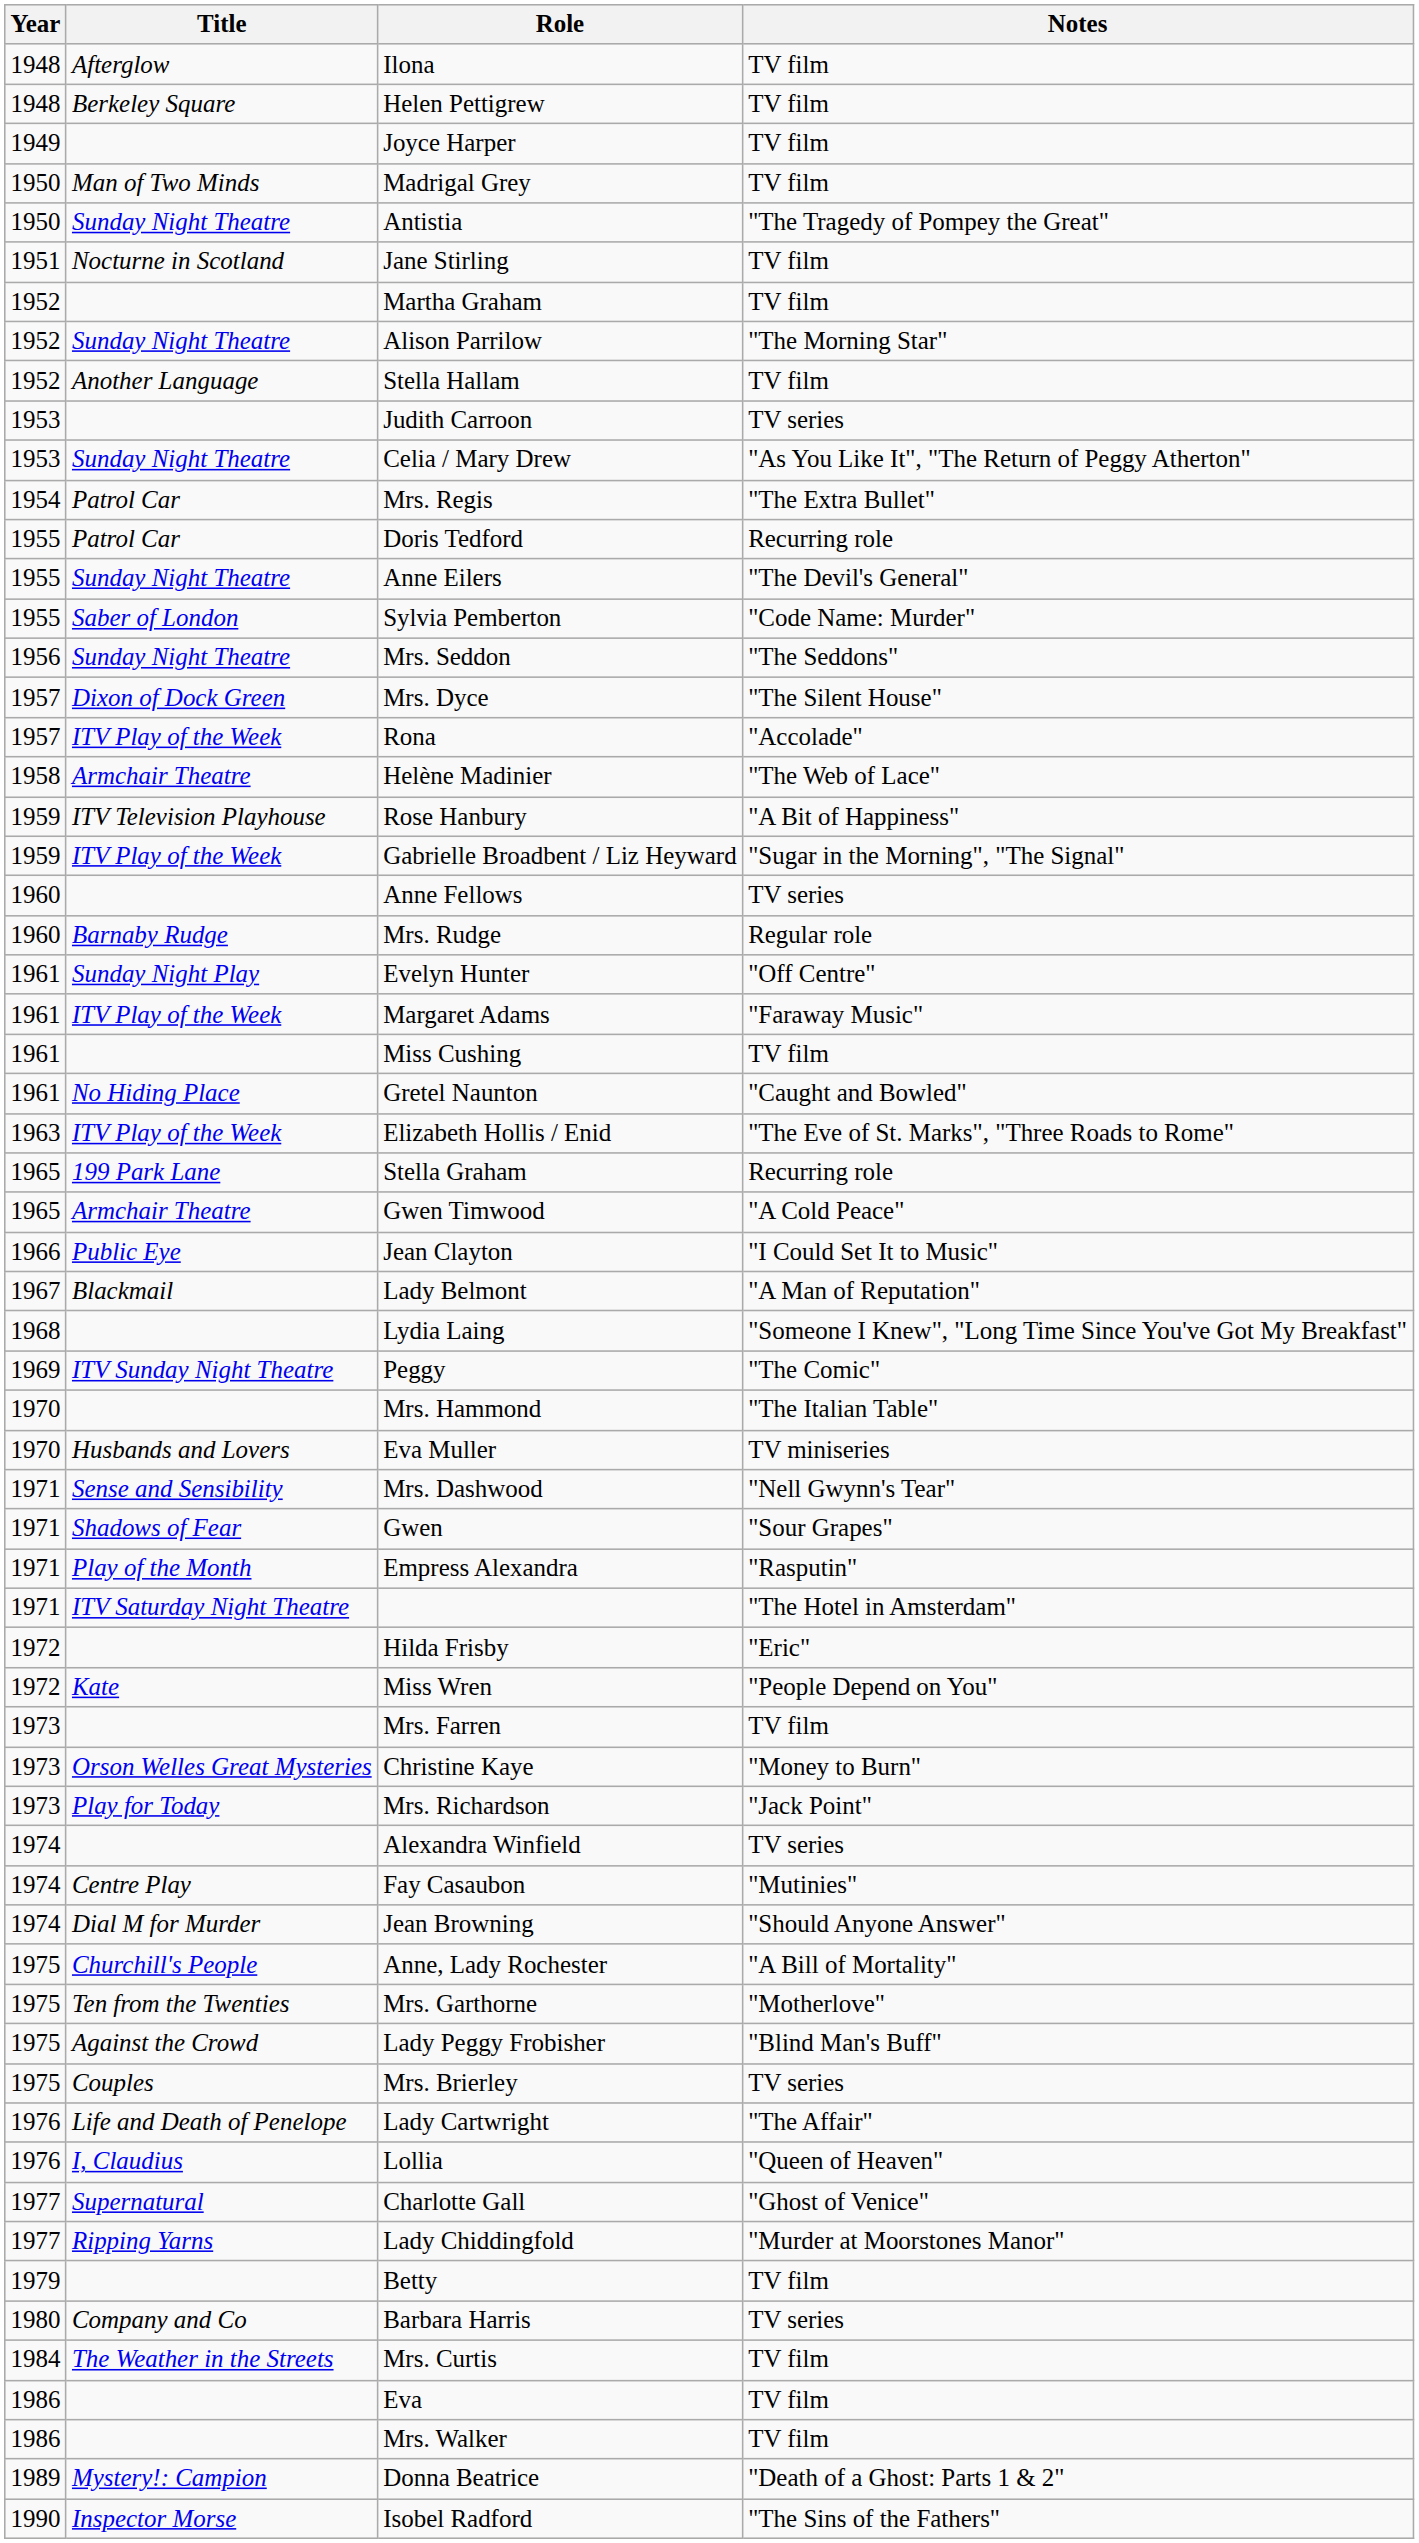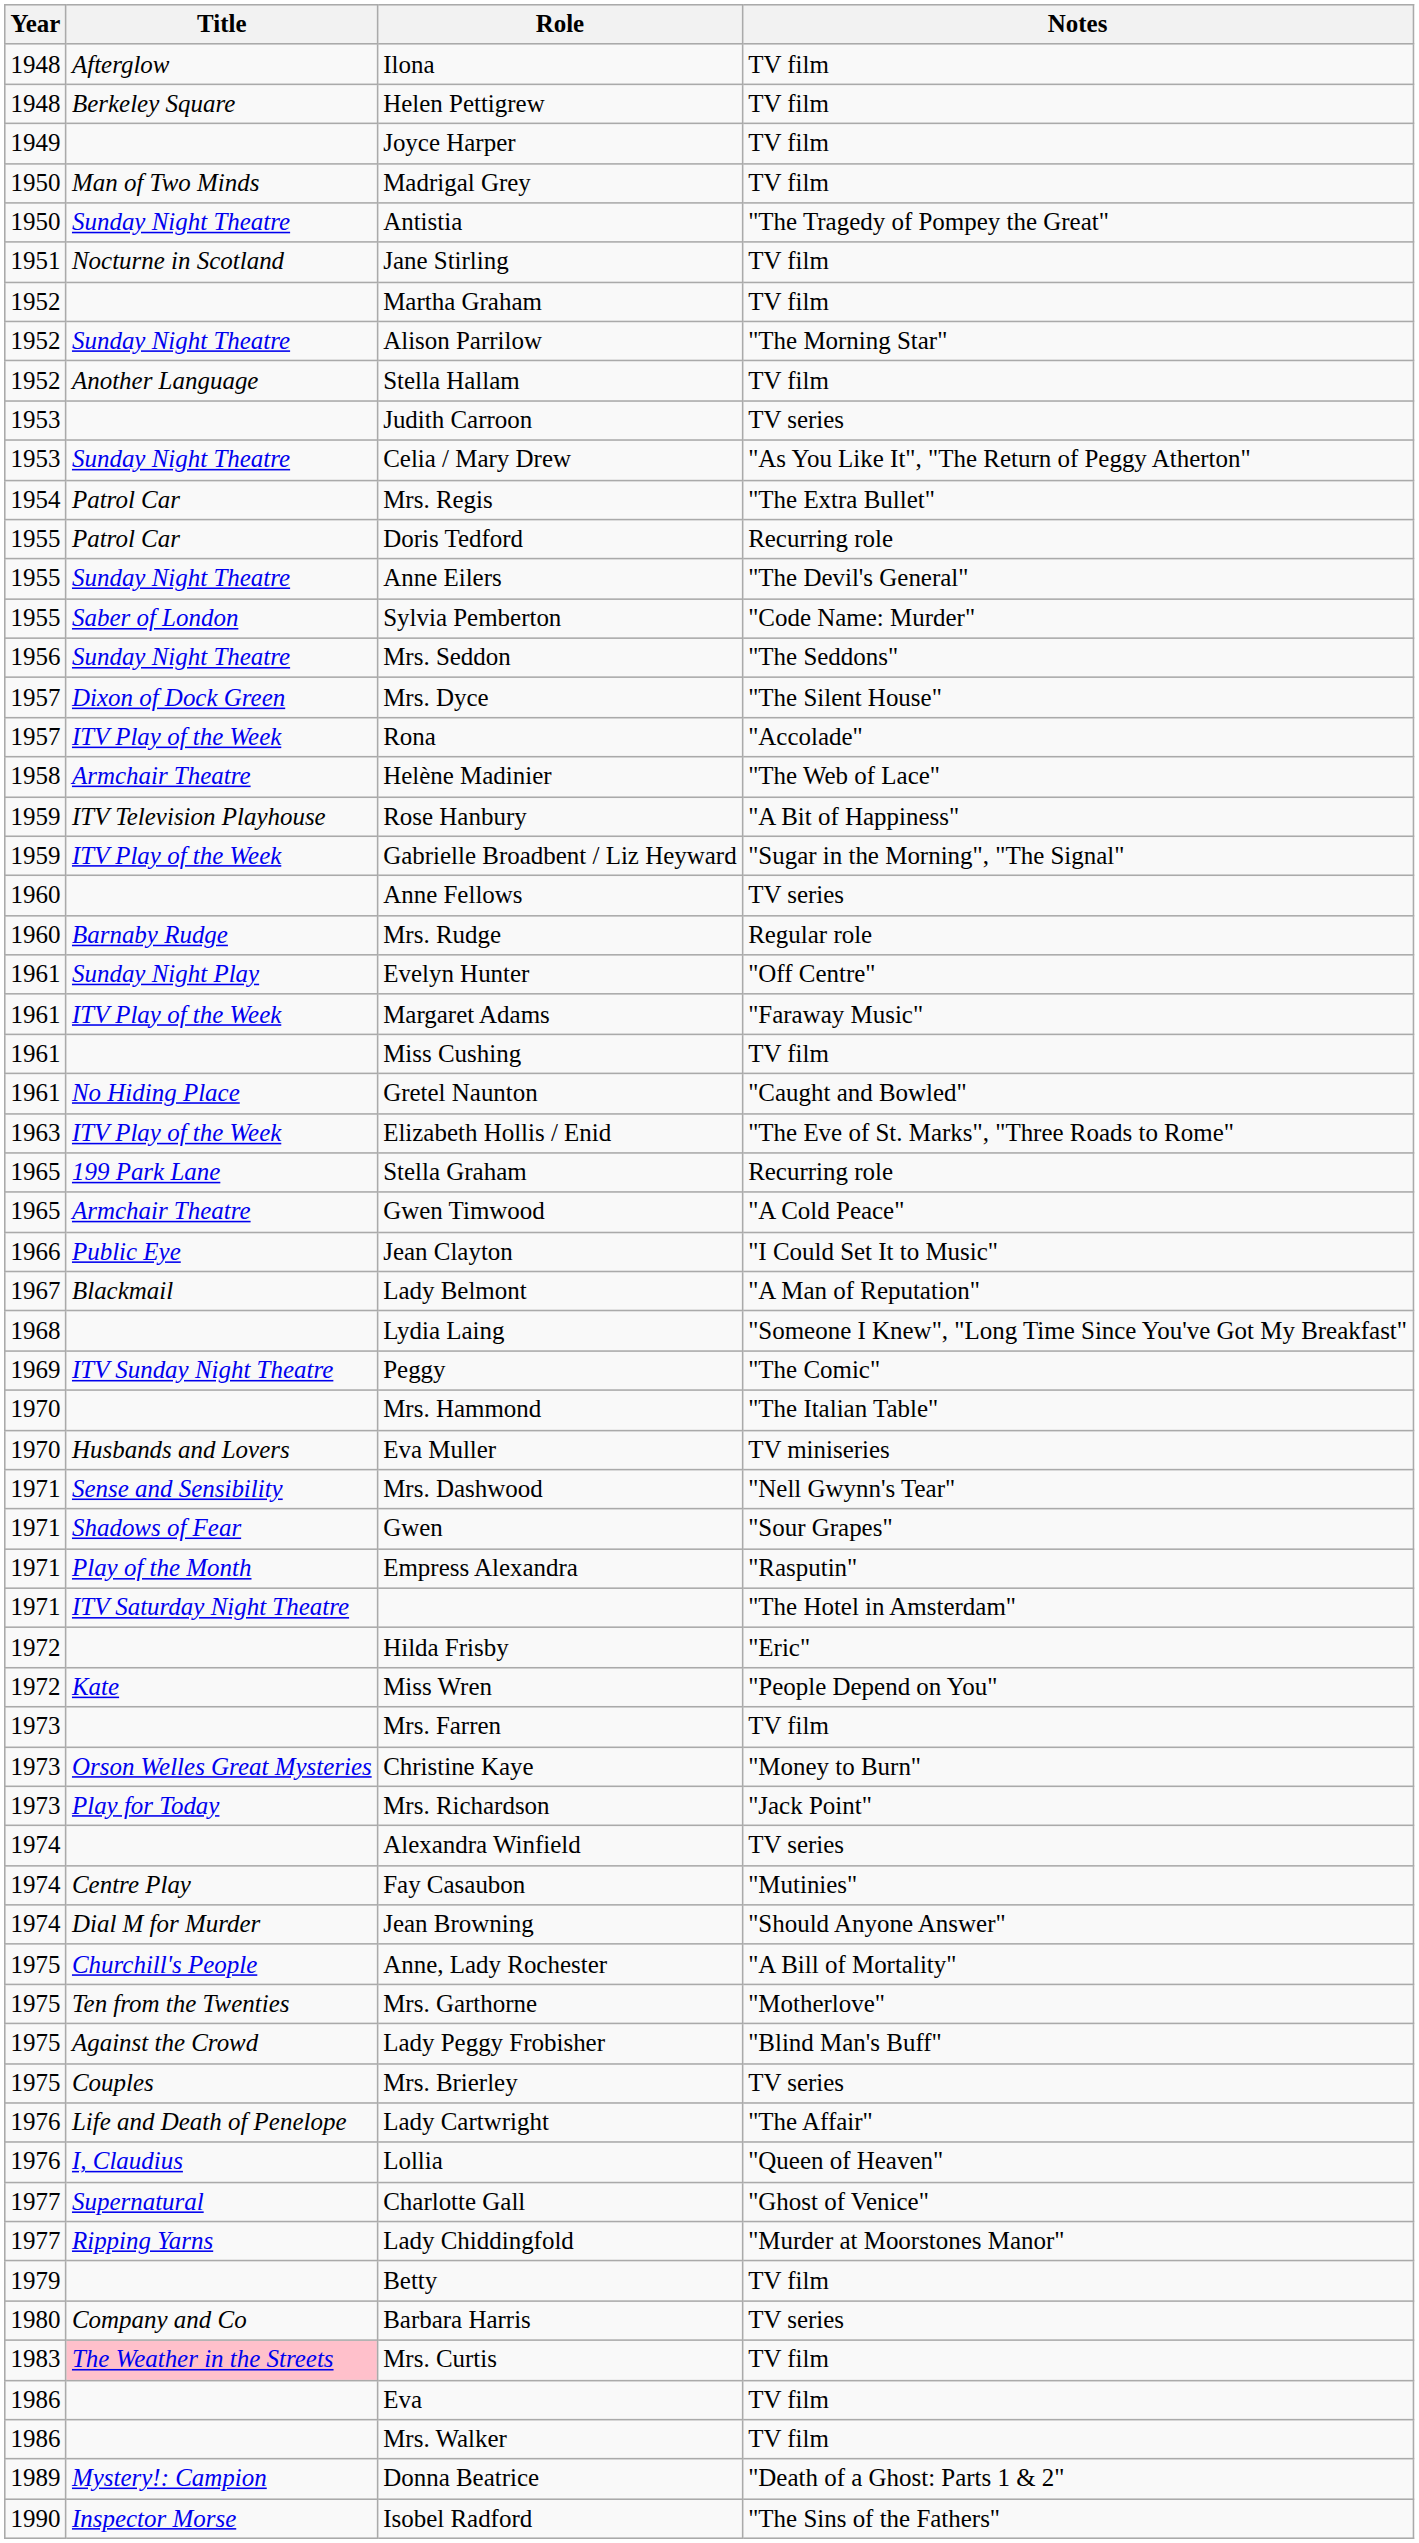(35, 2359) 1984 -> (35, 2359) 1983
(203, 2359) no background -> (203, 2359) pink background
